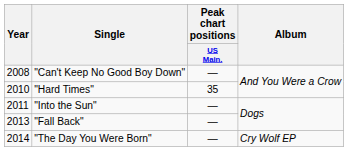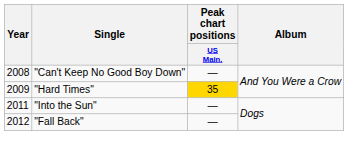(18, 89) 2010 -> (18, 89) 2009
(213, 89) no background -> (213, 89) gold background
(18, 122) 2013 -> (18, 122) 2012
- row: (93, 138)
